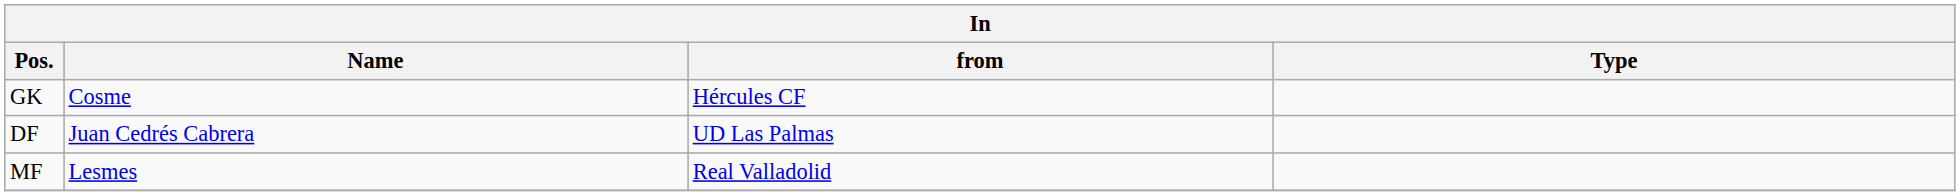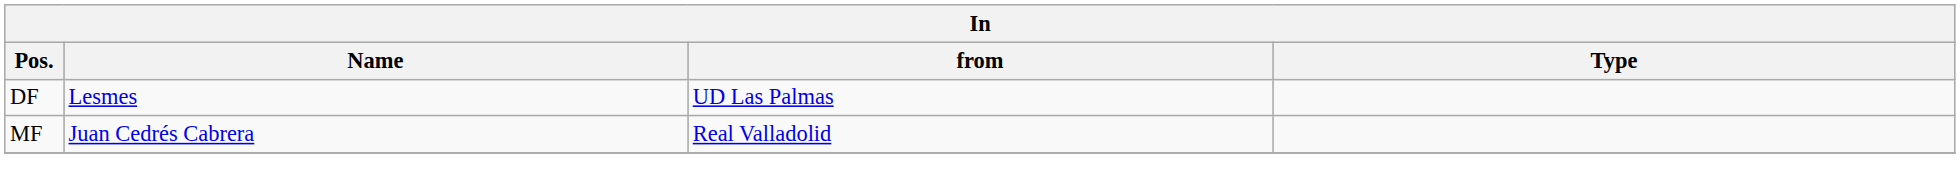- row: (26, 97)
(161, 134) Juan Cedrés Cabrera -> (103, 97) Lesmes
(103, 171) Lesmes -> (161, 134) Juan Cedrés Cabrera
